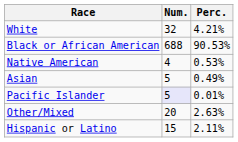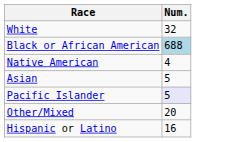- column: (212, 13)
(173, 46) no background -> (173, 46) lightblue background
(170, 128) 15 -> (170, 128) 16
